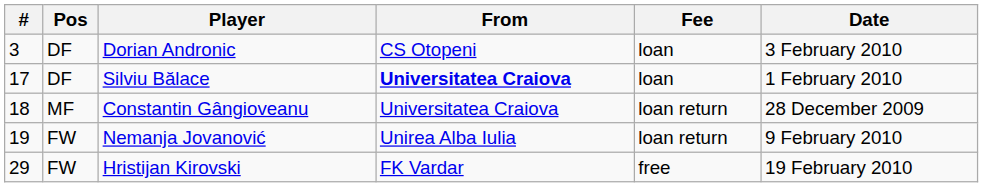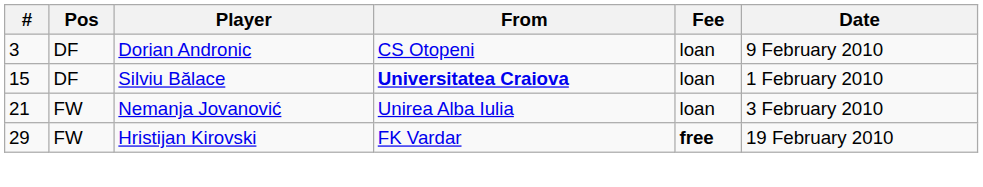(834, 49) 3 February 2010 -> (815, 49) 9 February 2010
(19, 79) 17 -> (19, 79) 15
- row: (205, 108)
(19, 138) 19 -> (19, 108) 21
(683, 138) loan return -> (697, 108) loan
(834, 138) 9 February 2010 -> (815, 108) 3 February 2010
(654, 168) normal -> (697, 138) bold
